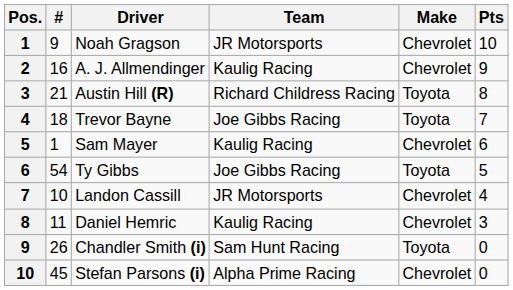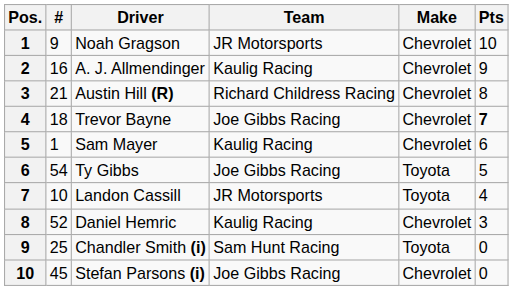(426, 94) Toyota -> (437, 94) Chevrolet
(426, 119) Toyota -> (437, 119) Chevrolet
(483, 119) normal -> (483, 119) bold
(437, 196) Chevrolet -> (426, 196) Toyota
(58, 222) 11 -> (59, 222) 52
(59, 247) 26 -> (59, 247) 25
(284, 273) Alpha Prime Racing -> (277, 273) Joe Gibbs Racing
